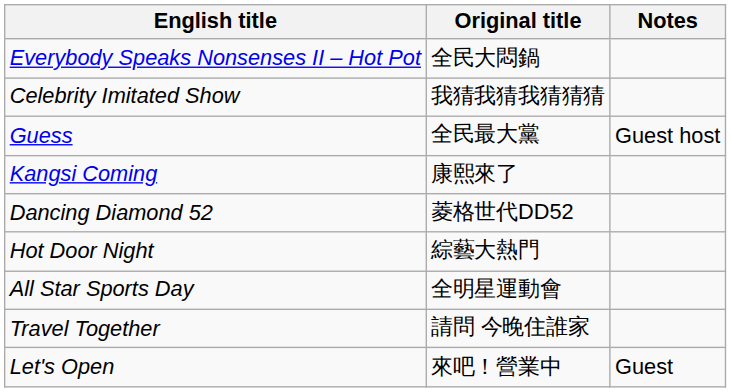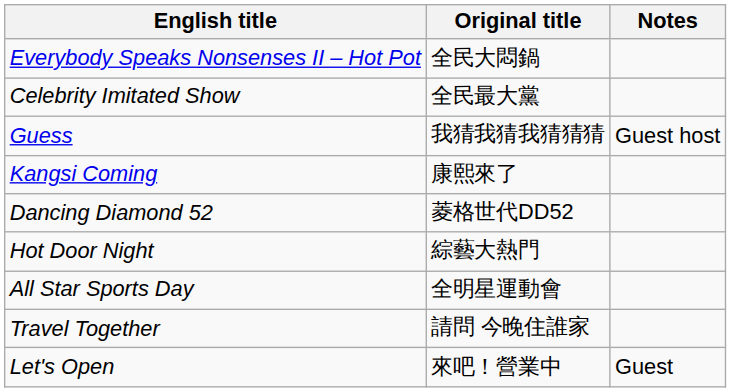(518, 96) 我猜我猜我猜猜猜 -> (485, 96) 全民最大黨
(485, 134) 全民最大黨 -> (518, 134) 我猜我猜我猜猜猜
